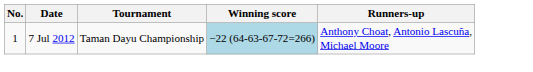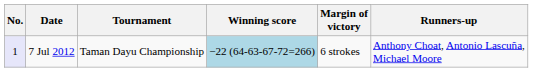+ column: (344, 20)
(15, 38) no background -> (15, 51) lavender background
